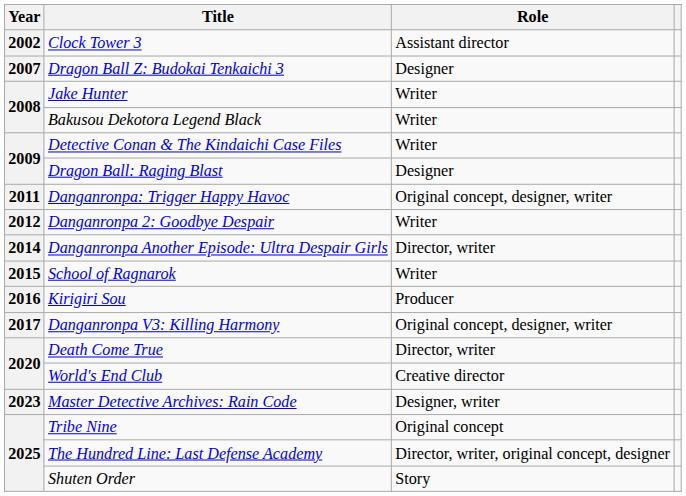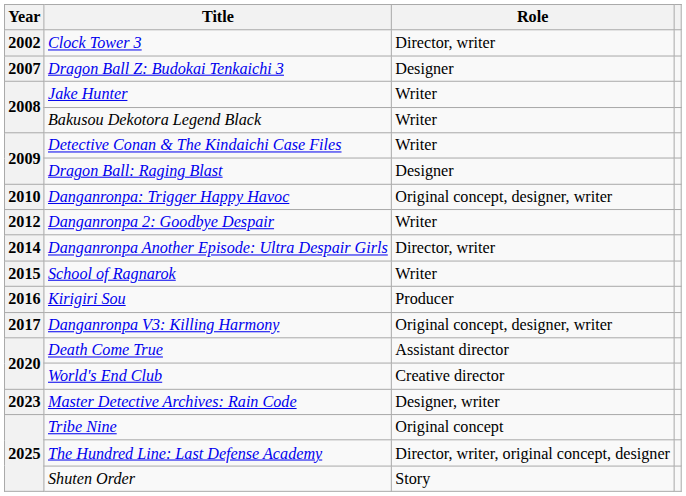(452, 42) Assistant director -> (445, 42) Director, writer
(24, 196) 2011 -> (24, 196) 2010
(445, 350) Director, writer -> (452, 350) Assistant director
